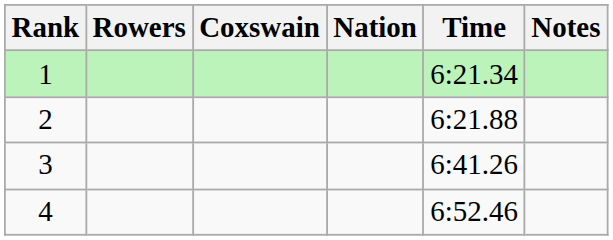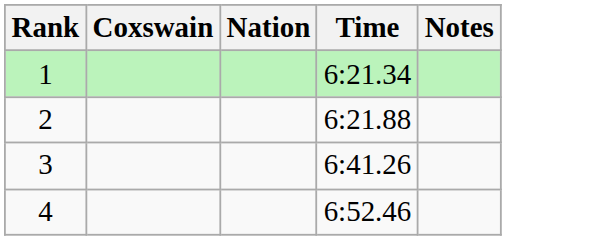- column: (139, 27)
